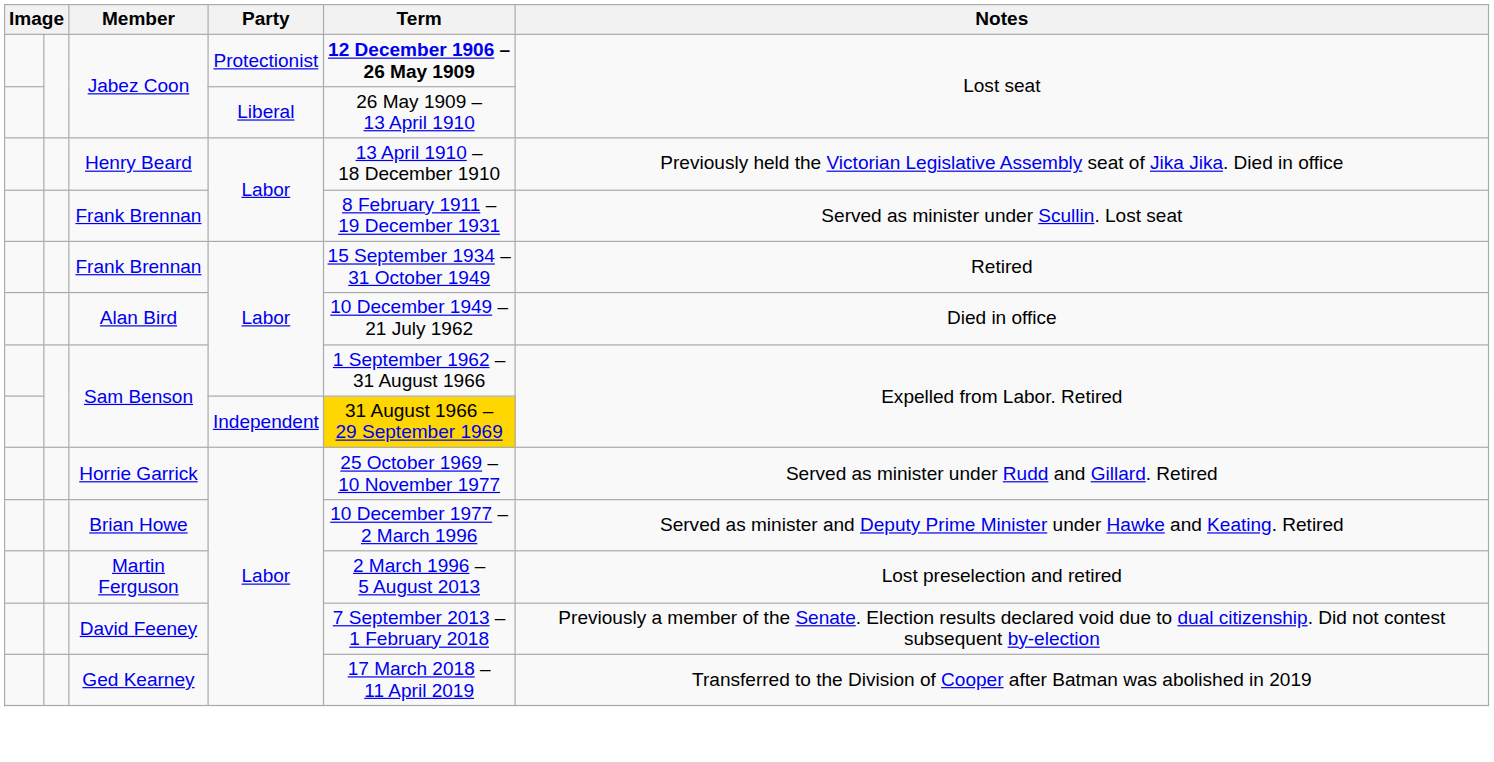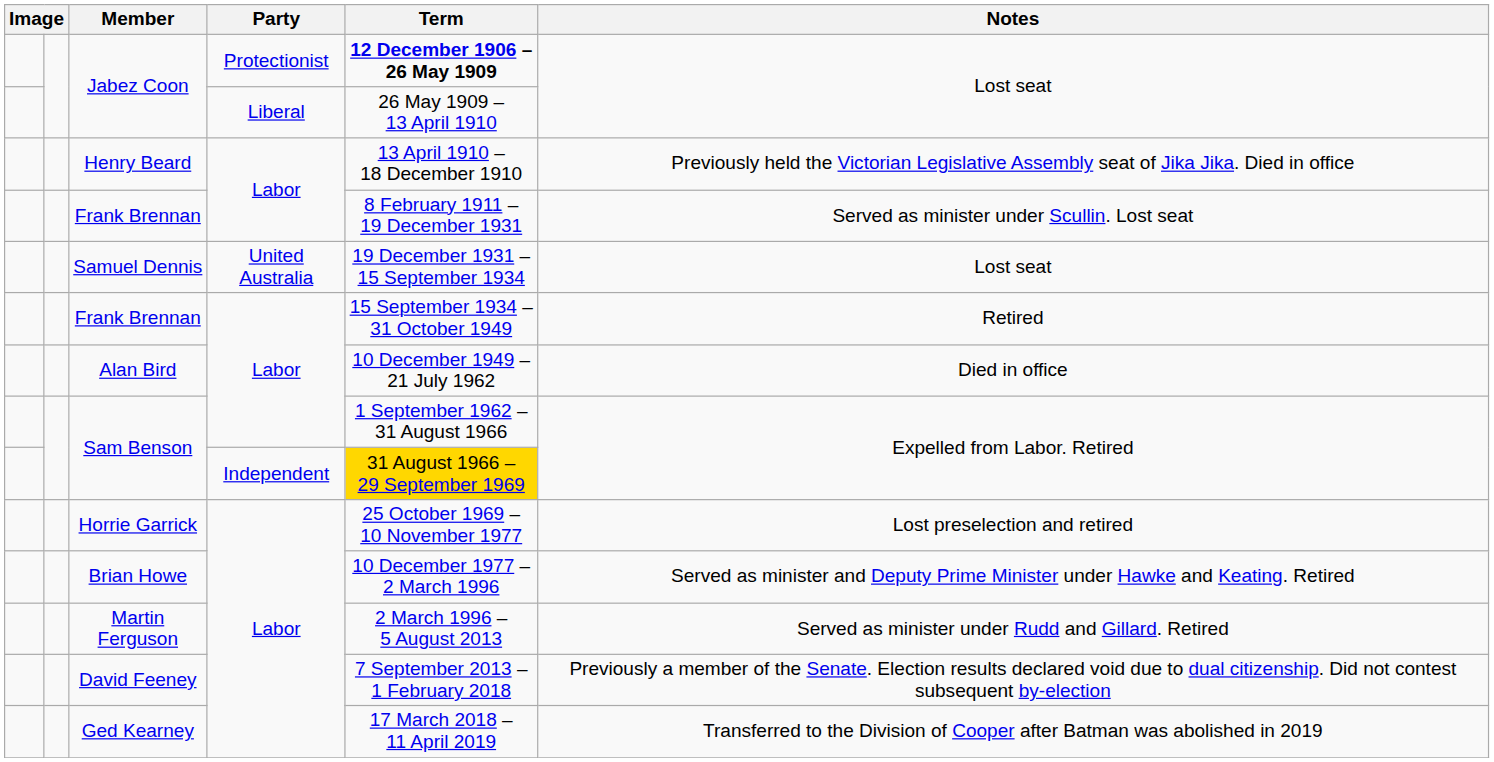+ row: (138, 266)
(1002, 473) Served as minister under Rudd and Gillard. Retired -> (1013, 525) Lost preselection and retired
(1002, 576) Lost preselection and retired -> (1013, 628) Served as minister under Rudd and Gillard. Retired
